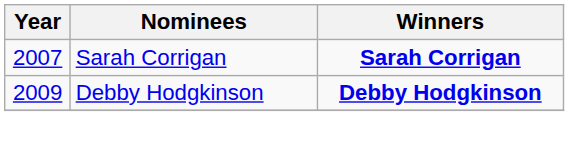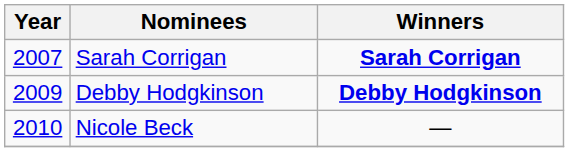+ row: (134, 127)
